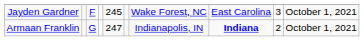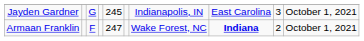(92, 12) F -> (92, 12) G
(169, 12) Wake Forest, NC -> (169, 12) Indianapolis, IN
(92, 28) G -> (92, 28) F
(169, 28) Indianapolis, IN -> (169, 28) Wake Forest, NC
